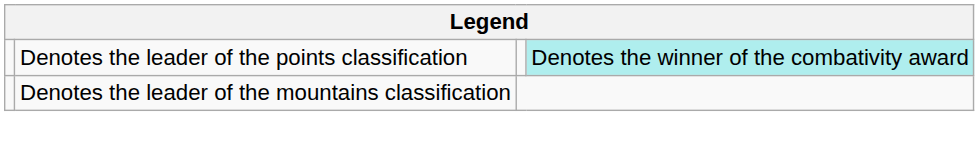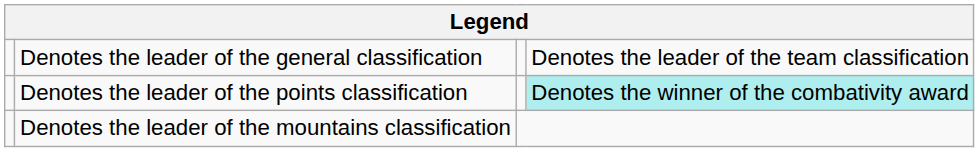+ row: (251, 57)
